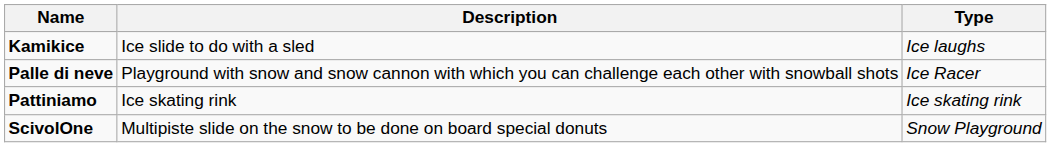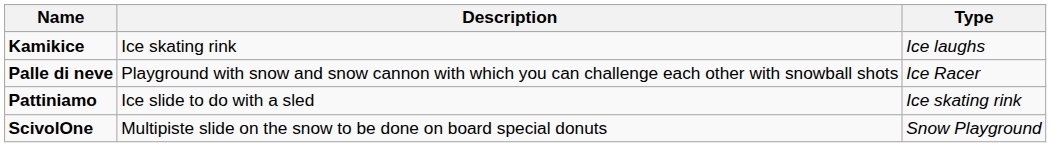(218, 45) Ice slide to do with a sled -> (179, 45) Ice skating rink
(179, 100) Ice skating rink -> (218, 100) Ice slide to do with a sled
